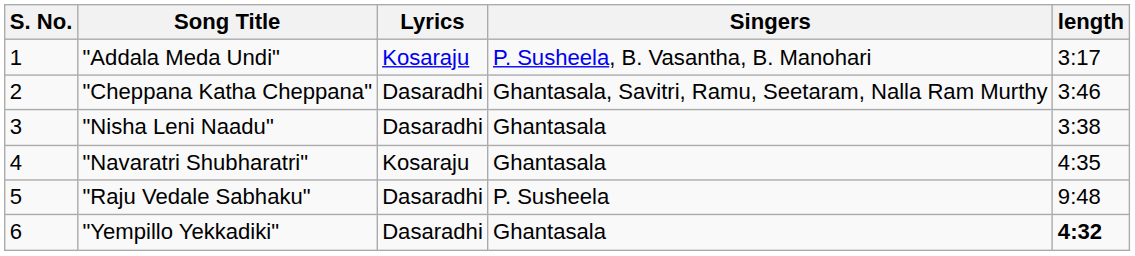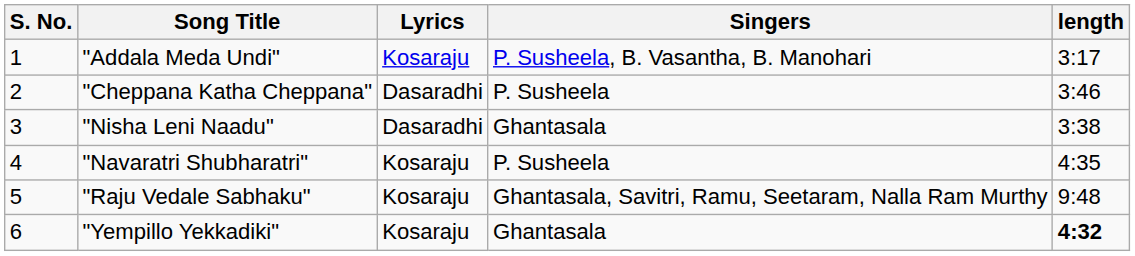(770, 92) Ghantasala, Savitri, Ramu, Seetaram, Nalla Ram Murthy -> (551, 92) P. Susheela
(549, 162) Ghantasala -> (551, 162) P. Susheela
(432, 197) Dasaradhi -> (426, 197) Kosaraju
(551, 197) P. Susheela -> (770, 197) Ghantasala, Savitri, Ramu, Seetaram, Nalla Ram Murthy
(432, 232) Dasaradhi -> (426, 232) Kosaraju
